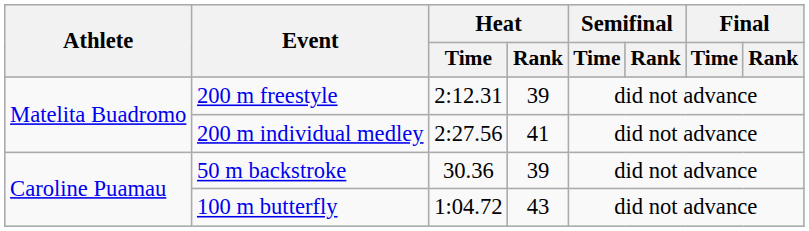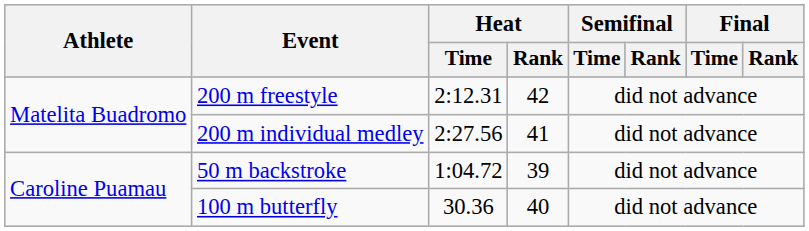(538, 96) 39 -> (538, 96) 42
(468, 170) 30.36 -> (468, 170) 1:04.72
(468, 207) 1:04.72 -> (468, 207) 30.36
(538, 207) 43 -> (538, 207) 40
